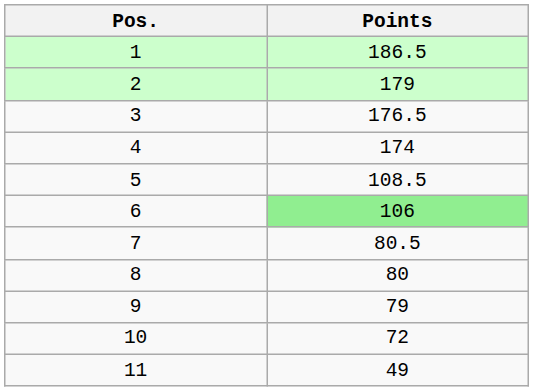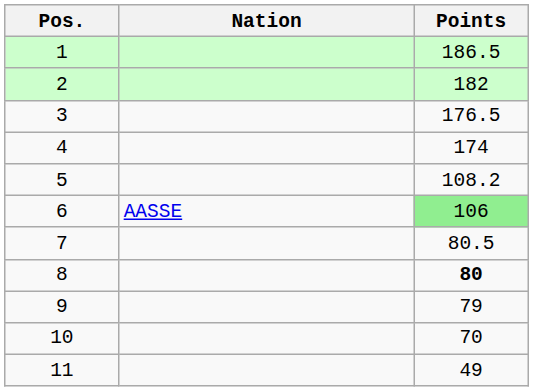+ column: (266, 21)
(397, 84) 179 -> (471, 84) 182
(397, 180) 108.5 -> (471, 180) 108.2
(397, 275) normal -> (471, 275) bold
(397, 338) 72 -> (471, 338) 70
